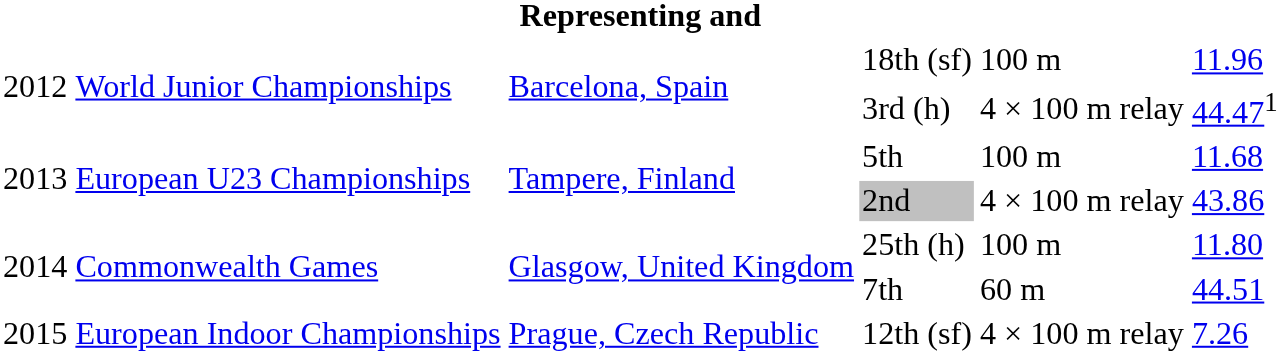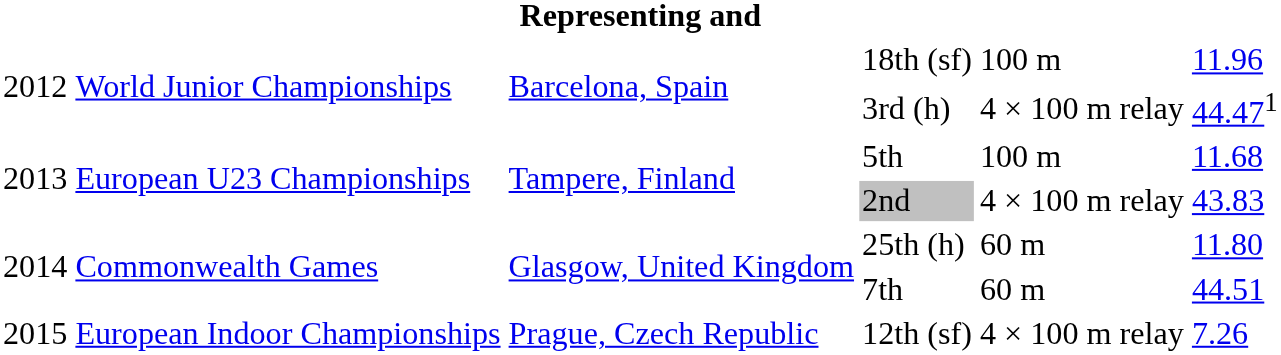(1228, 201) 43.86 -> (1228, 201) 43.83
(1021, 245) 100 m -> (1013, 245) 60 m
